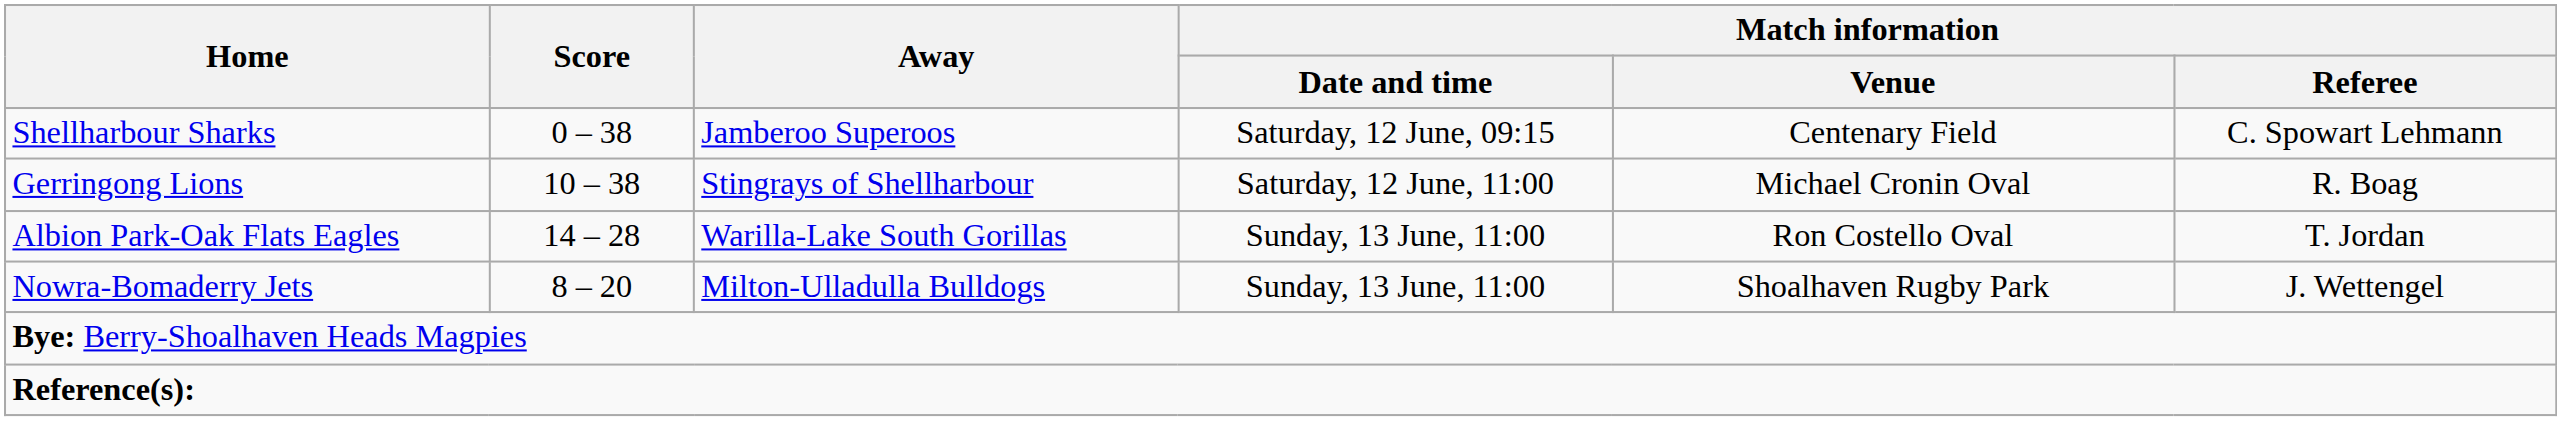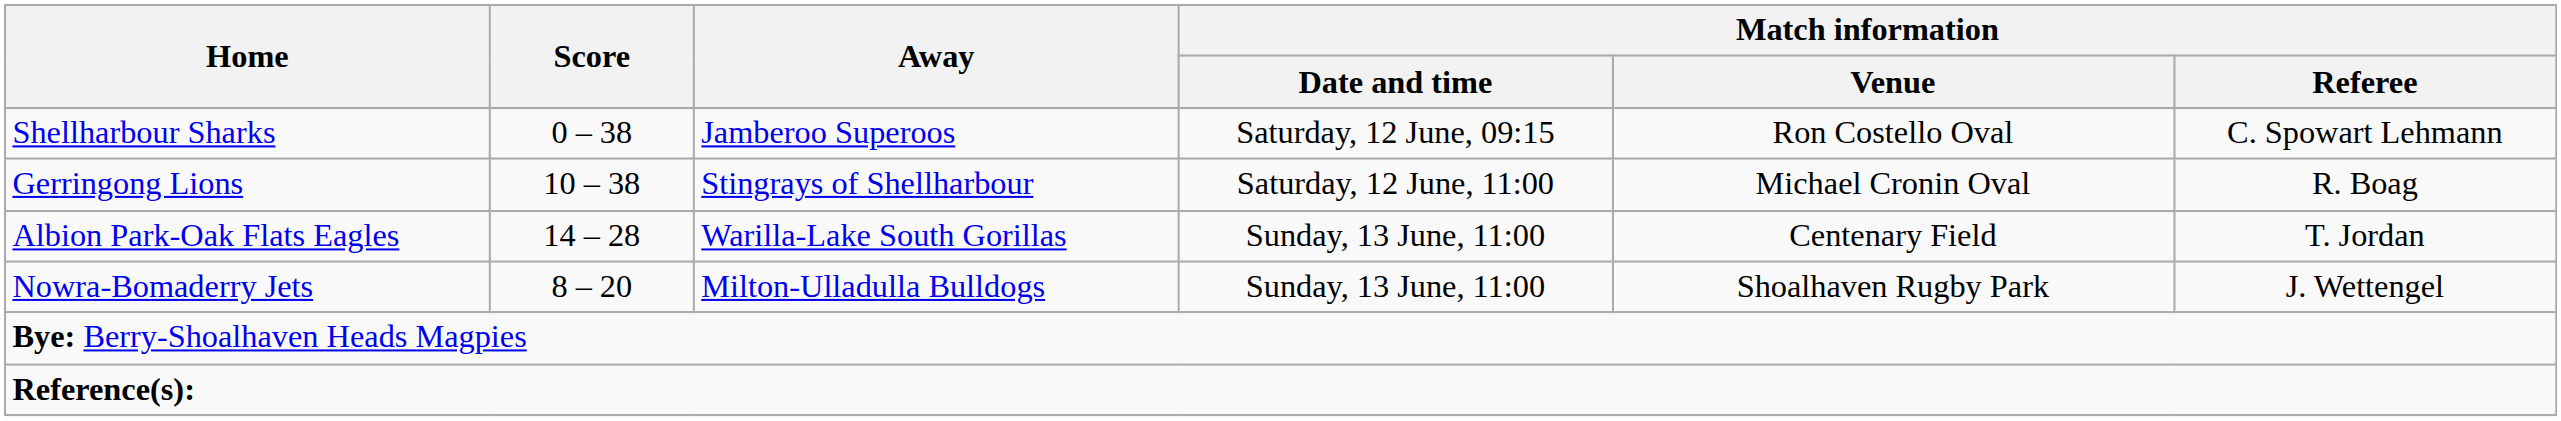(1893, 132) Centenary Field -> (1893, 132) Ron Costello Oval
(1893, 235) Ron Costello Oval -> (1893, 235) Centenary Field
